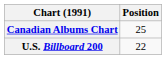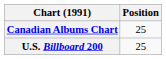(141, 46) 22 -> (141, 46) 25
